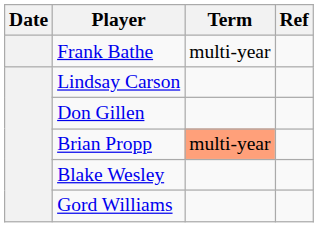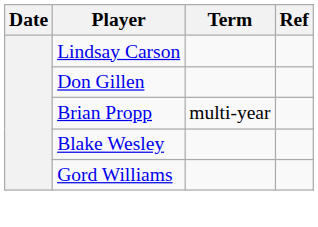- row: (105, 50)
(230, 143) lightsalmon background -> (230, 112) no background
